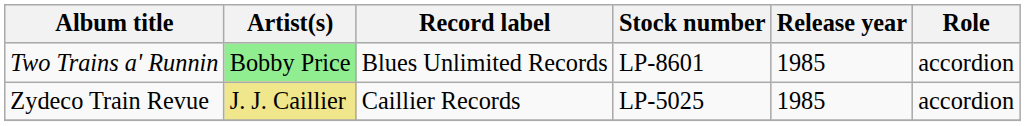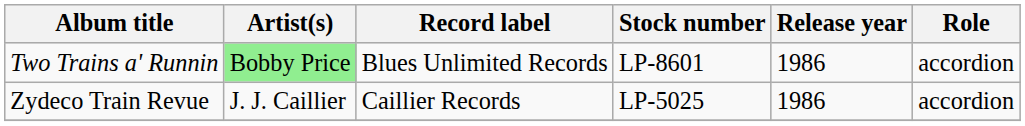(801, 62) 1985 -> (801, 62) 1986
(288, 100) khaki background -> (288, 100) no background
(801, 100) 1985 -> (801, 100) 1986
